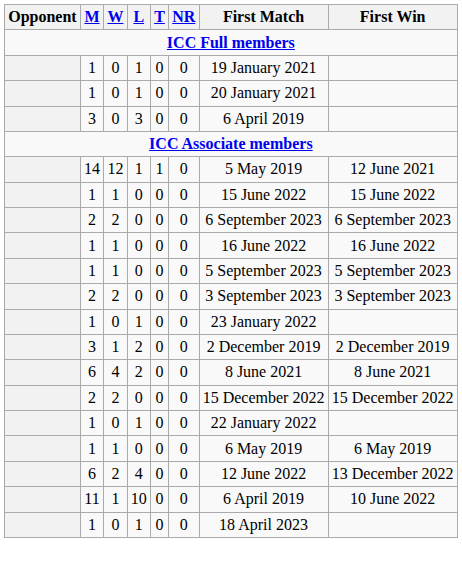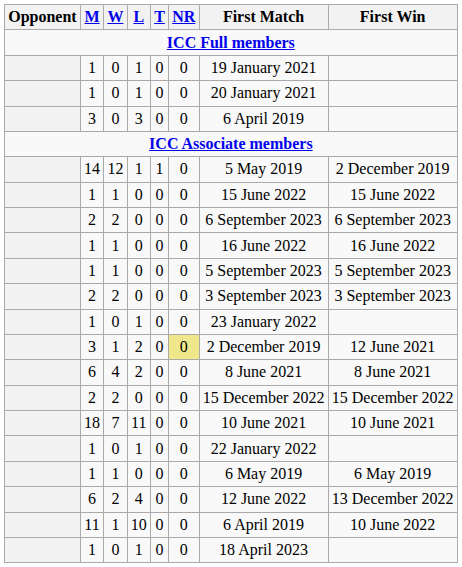(393, 169) 12 June 2021 -> (393, 169) 2 December 2019
(184, 347) no background -> (184, 347) khaki background
(393, 347) 2 December 2019 -> (393, 347) 12 June 2021
+ row: (92, 423)
